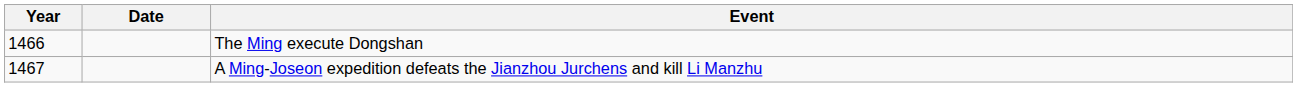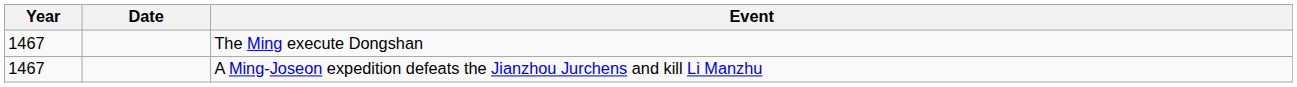(26, 43) 1466 -> (26, 43) 1467
